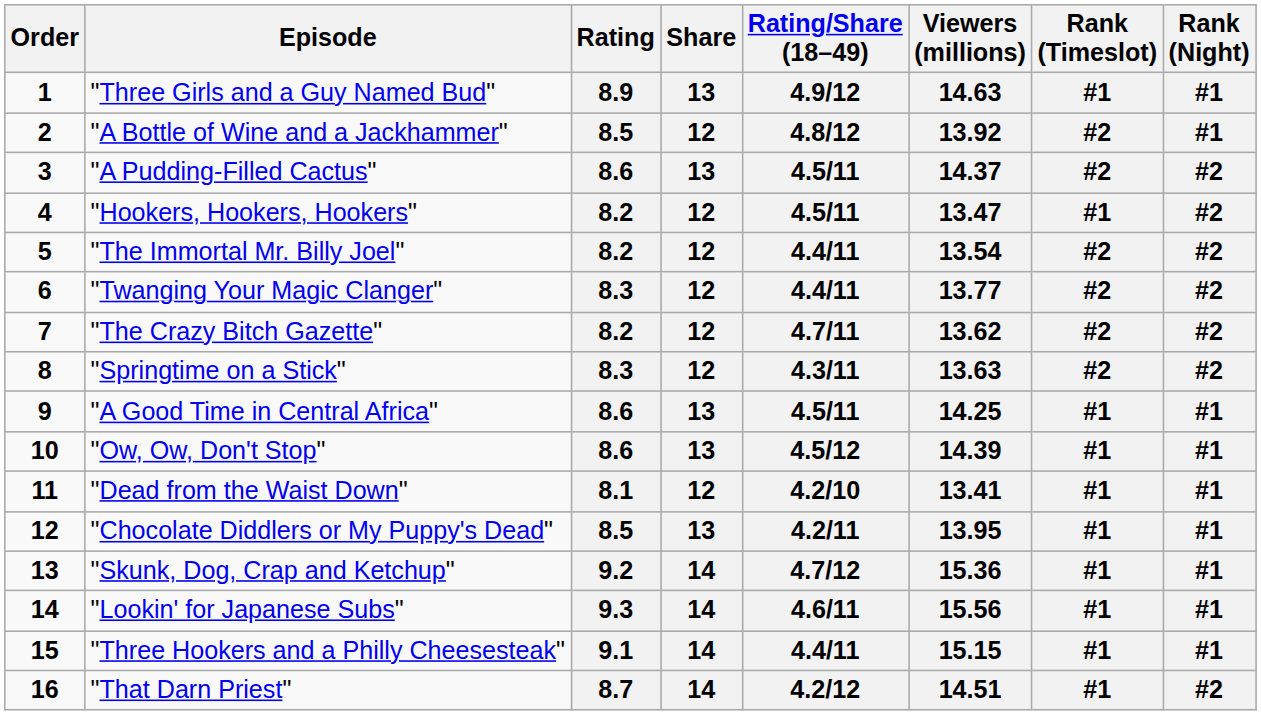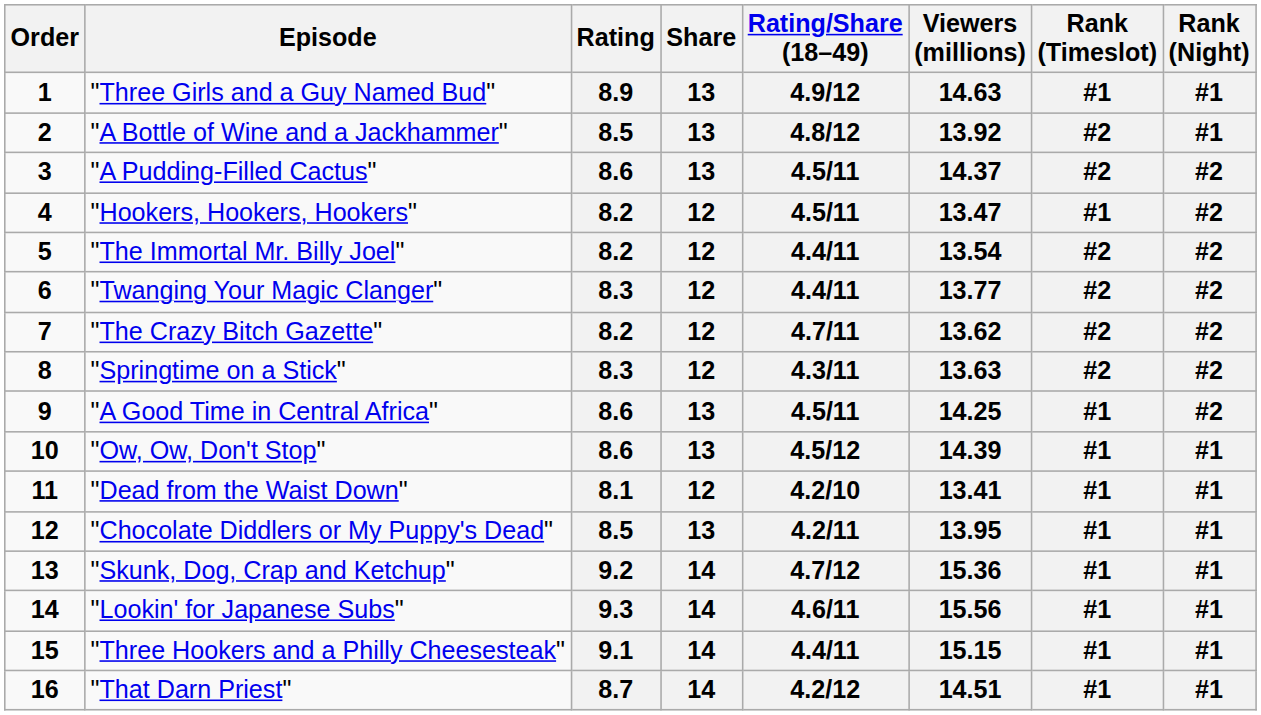(701, 132) 12 -> (701, 132) 13
(1209, 411) #1 -> (1209, 411) #2
(1209, 690) #2 -> (1209, 690) #1
